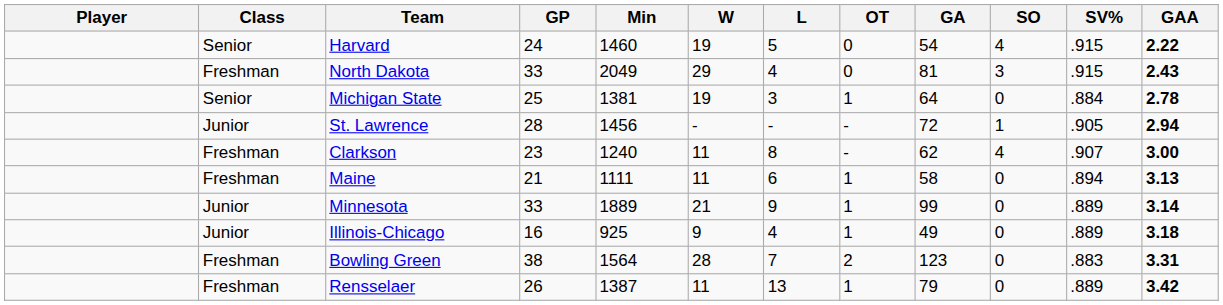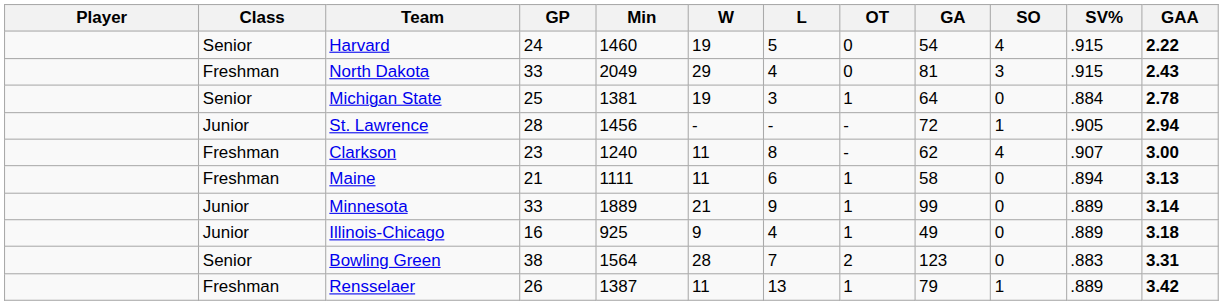(241, 260) Freshman -> (227, 260) Senior
(999, 286) 0 -> (999, 286) 1
